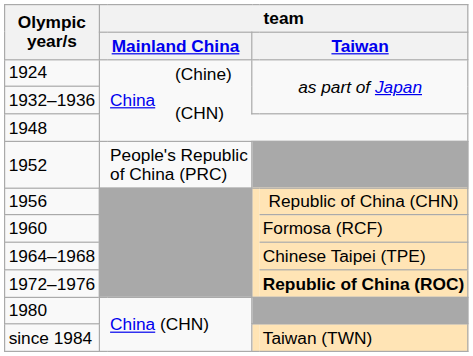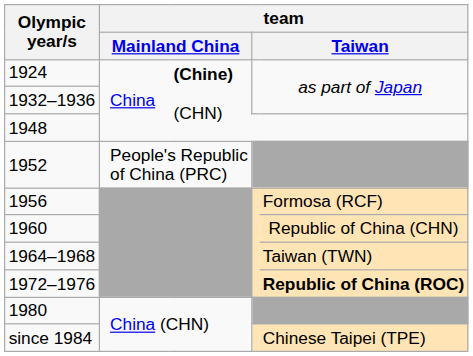(203, 74) normal -> (203, 74) bold
(364, 202) Republic of China (CHN) -> (323, 202) Formosa (RCF)
(323, 229) Formosa (RCF) -> (364, 229) Republic of China (CHN)
(344, 256) Chinese Taipei (TPE) -> (317, 256) Taiwan (TWN)
(317, 338) Taiwan (TWN) -> (344, 338) Chinese Taipei (TPE)
